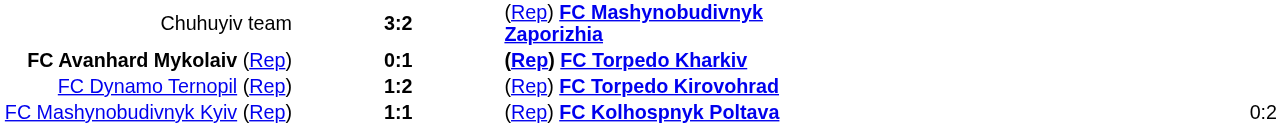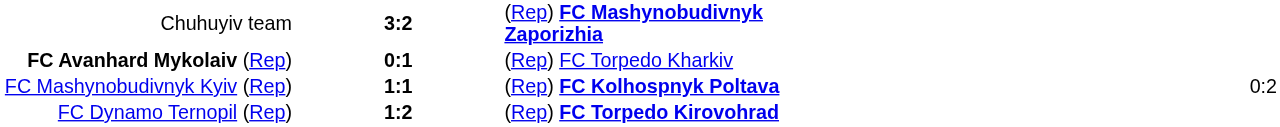(626, 60) bold -> (619, 60) normal
rows swapped: (148, 112) <-> (175, 86)
